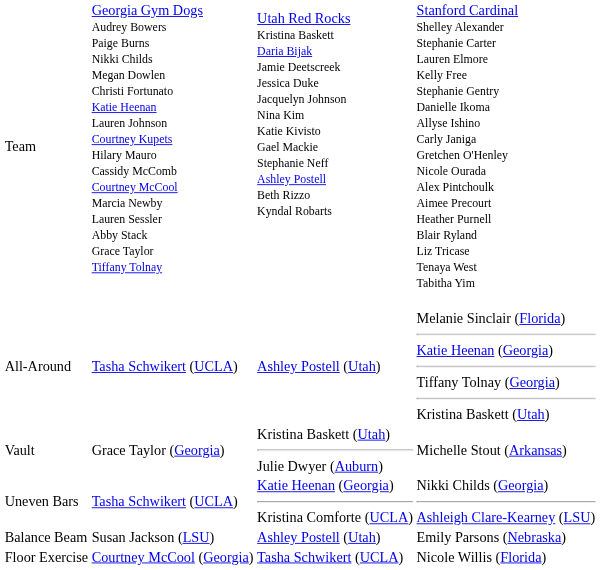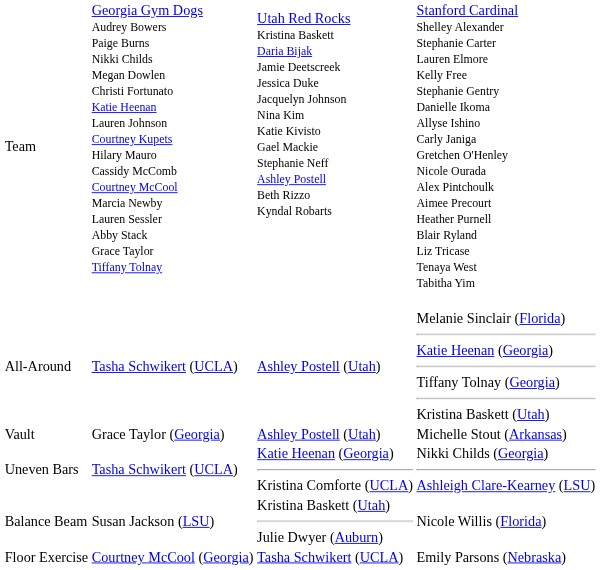(335, 450) Kristina Baskett (Utah) Julie Dwyer (Auburn) -> (319, 434) Ashley Postell (Utah)
(319, 537) Ashley Postell (Utah) -> (335, 521) Kristina Baskett (Utah) Julie Dwyer (Auburn)
(491, 537) Emily Parsons (Nebraska) -> (481, 521) Nicole Willis (Florida)
(481, 557) Nicole Willis (Florida) -> (491, 557) Emily Parsons (Nebraska)
